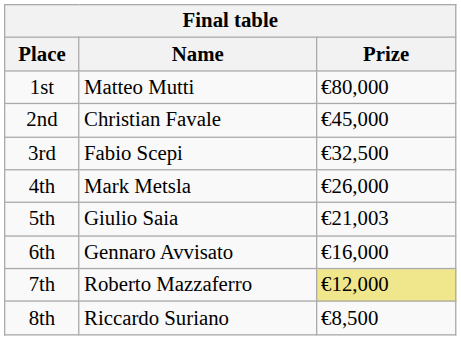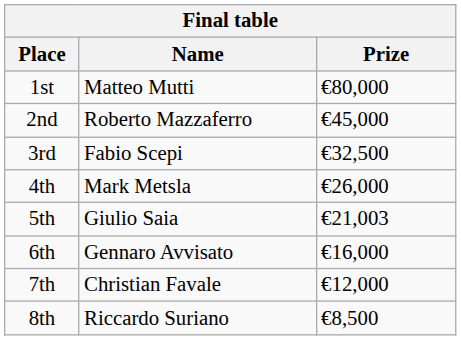(152, 119) Christian Favale -> (168, 119) Roberto Mazzaferro
(168, 284) Roberto Mazzaferro -> (152, 284) Christian Favale
(355, 284) khaki background -> (355, 284) no background
